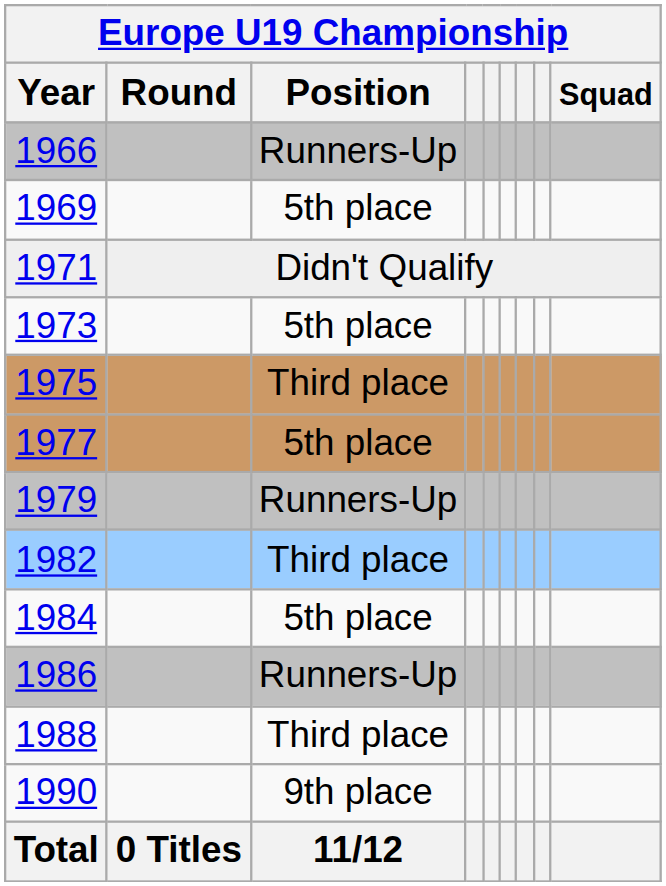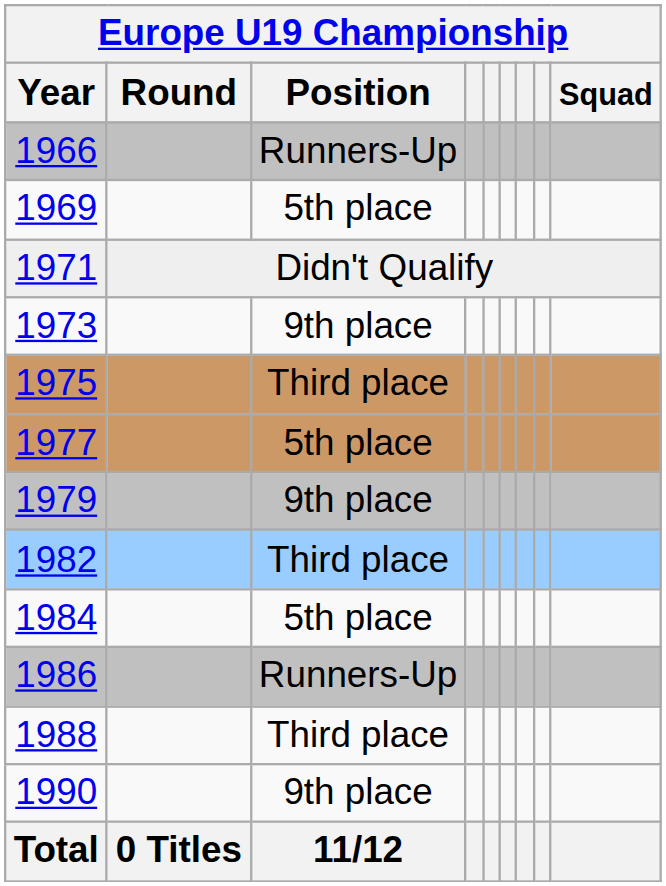(358, 325) 5th place -> (358, 325) 9th place
(358, 500) Runners-Up -> (358, 500) 9th place
